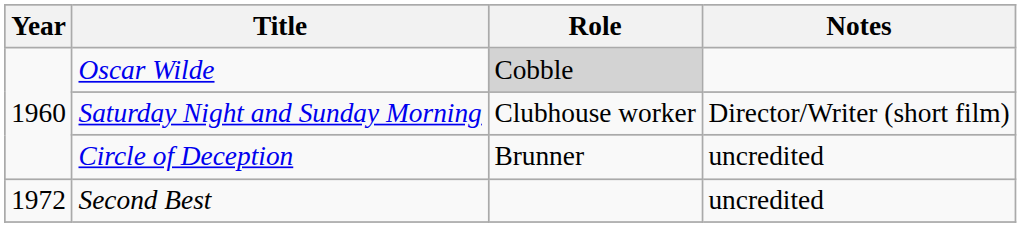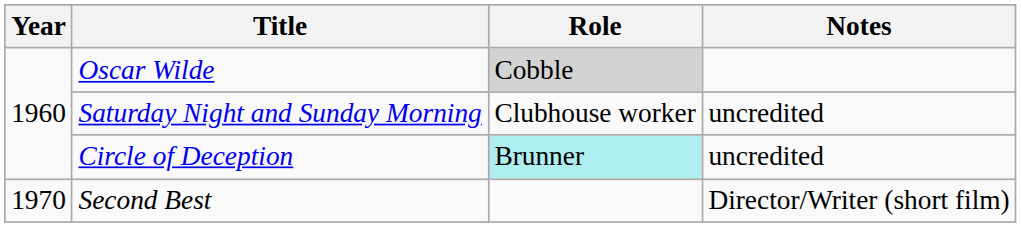(859, 112) Director/Writer (short film) -> (766, 112) uncredited
(539, 156) no background -> (539, 156) paleturquoise background
(39, 199) 1972 -> (39, 199) 1970
(766, 199) uncredited -> (859, 199) Director/Writer (short film)
